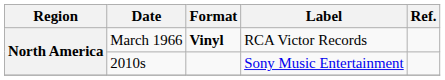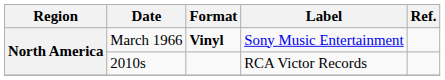(306, 39) RCA Victor Records -> (324, 39) Sony Music Entertainment
(324, 63) Sony Music Entertainment -> (306, 63) RCA Victor Records
